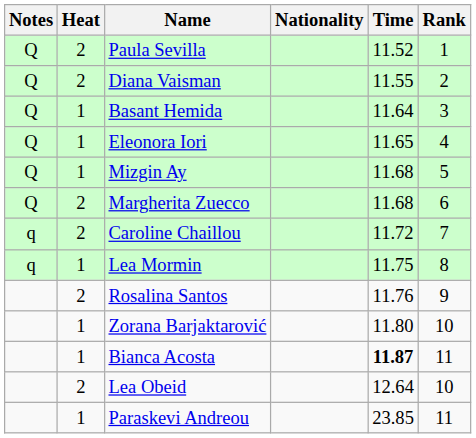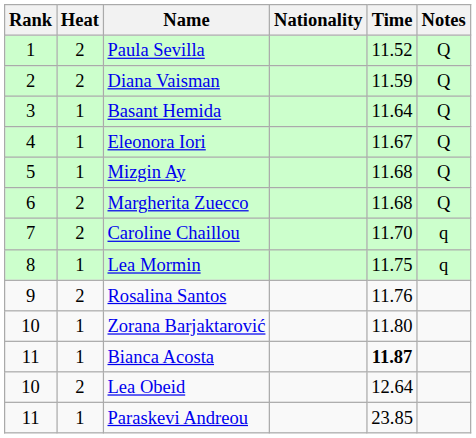columns swapped: (444, 19) <-> (31, 19)
(393, 81) 11.55 -> (392, 81) 11.59
(393, 142) 11.65 -> (392, 142) 11.67
(393, 234) 11.72 -> (392, 234) 11.70
